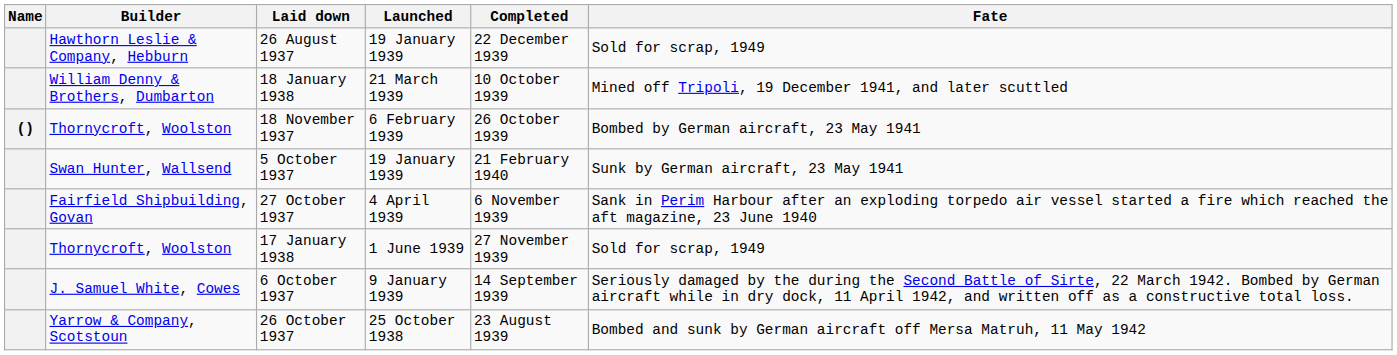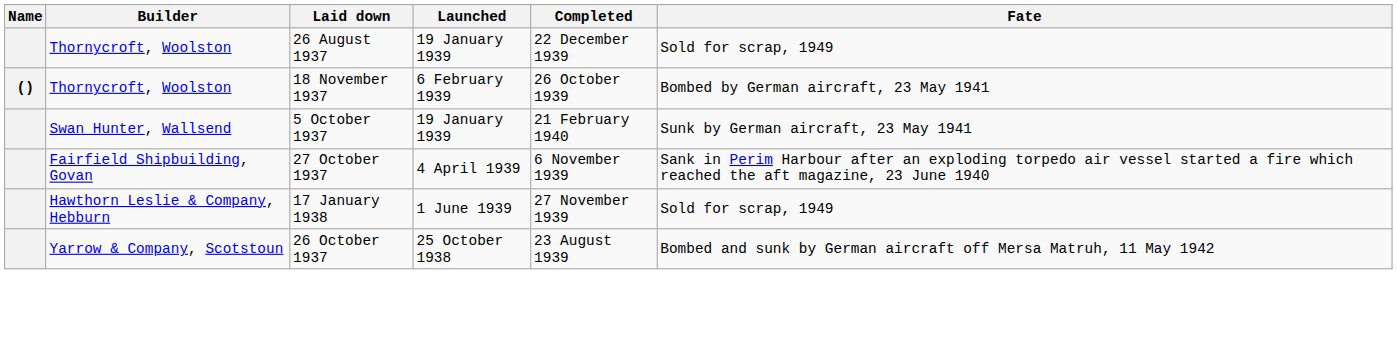(123, 48) Hawthorn Leslie & Company, Hebburn -> (140, 48) Thornycroft, Woolston
- row: (303, 88)
(140, 249) Thornycroft, Woolston -> (162, 209) Hawthorn Leslie & Company, Hebburn
- row: (299, 289)
